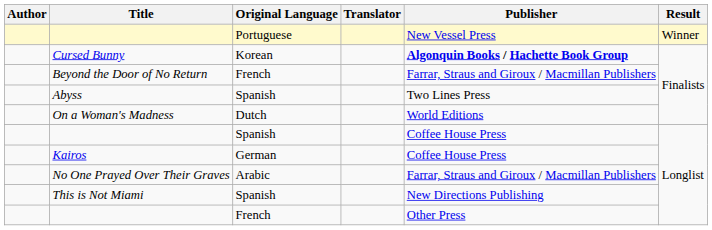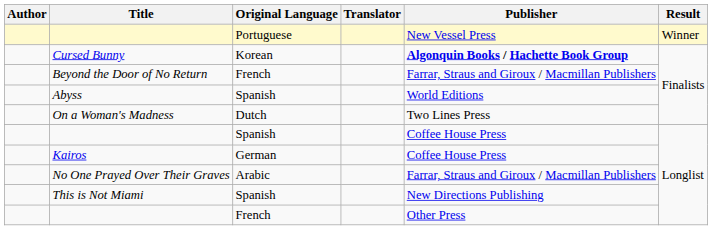(448, 94) Two Lines Press -> (445, 94) World Editions
(445, 114) World Editions -> (448, 114) Two Lines Press
